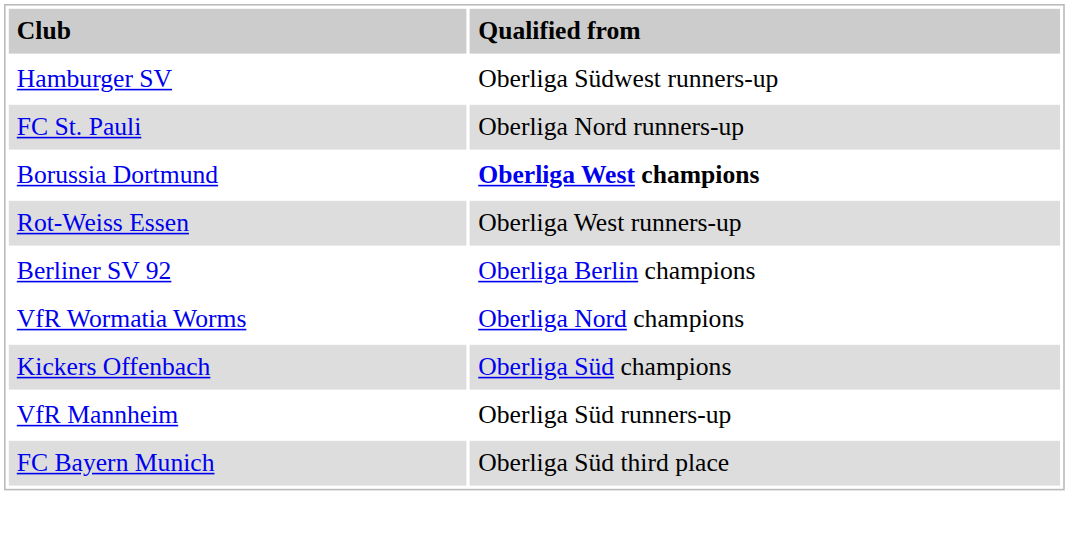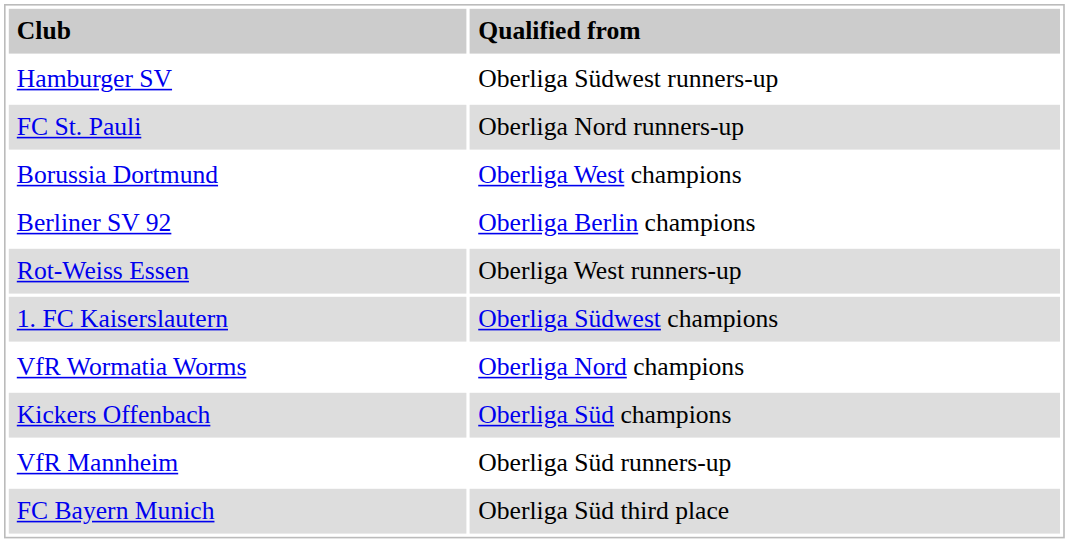(619, 174) bold -> (610, 174) normal
rows swapped: (103, 222) <-> (94, 270)
+ row: (122, 318)
